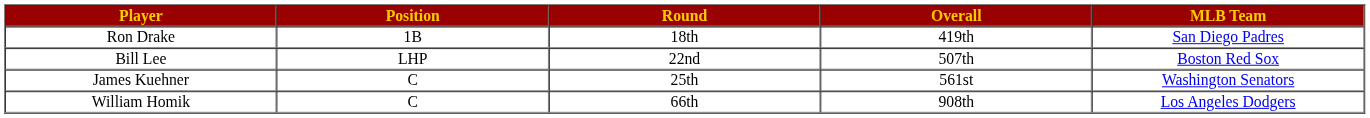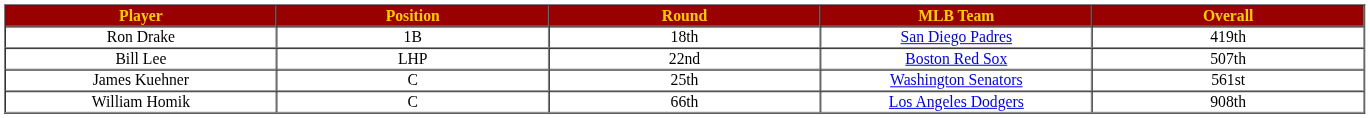columns swapped: (956, 15) <-> (1228, 15)
